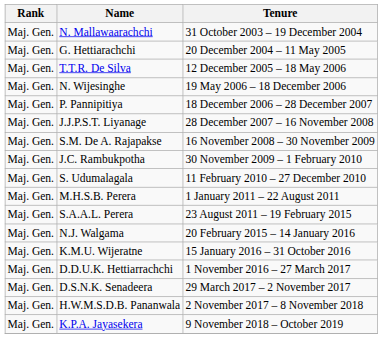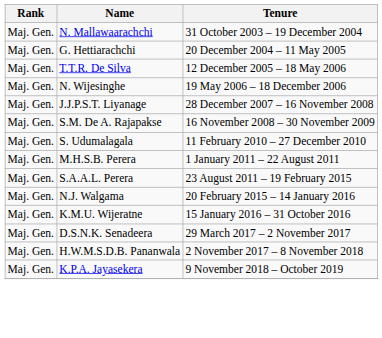- row: (91, 104)
- row: (102, 159)
- row: (116, 269)
